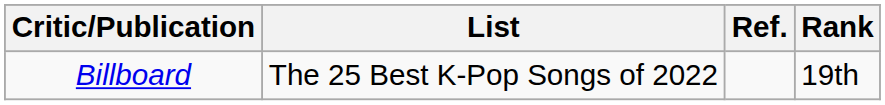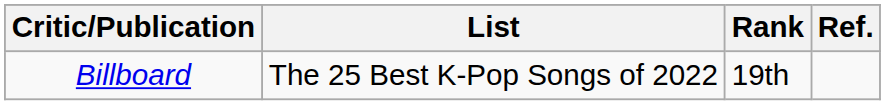columns swapped: (837, 27) <-> (760, 27)
